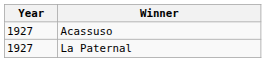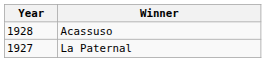(20, 31) 1927 -> (20, 31) 1928
